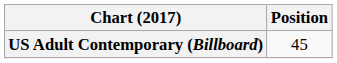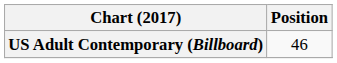(299, 44) 45 -> (299, 44) 46
